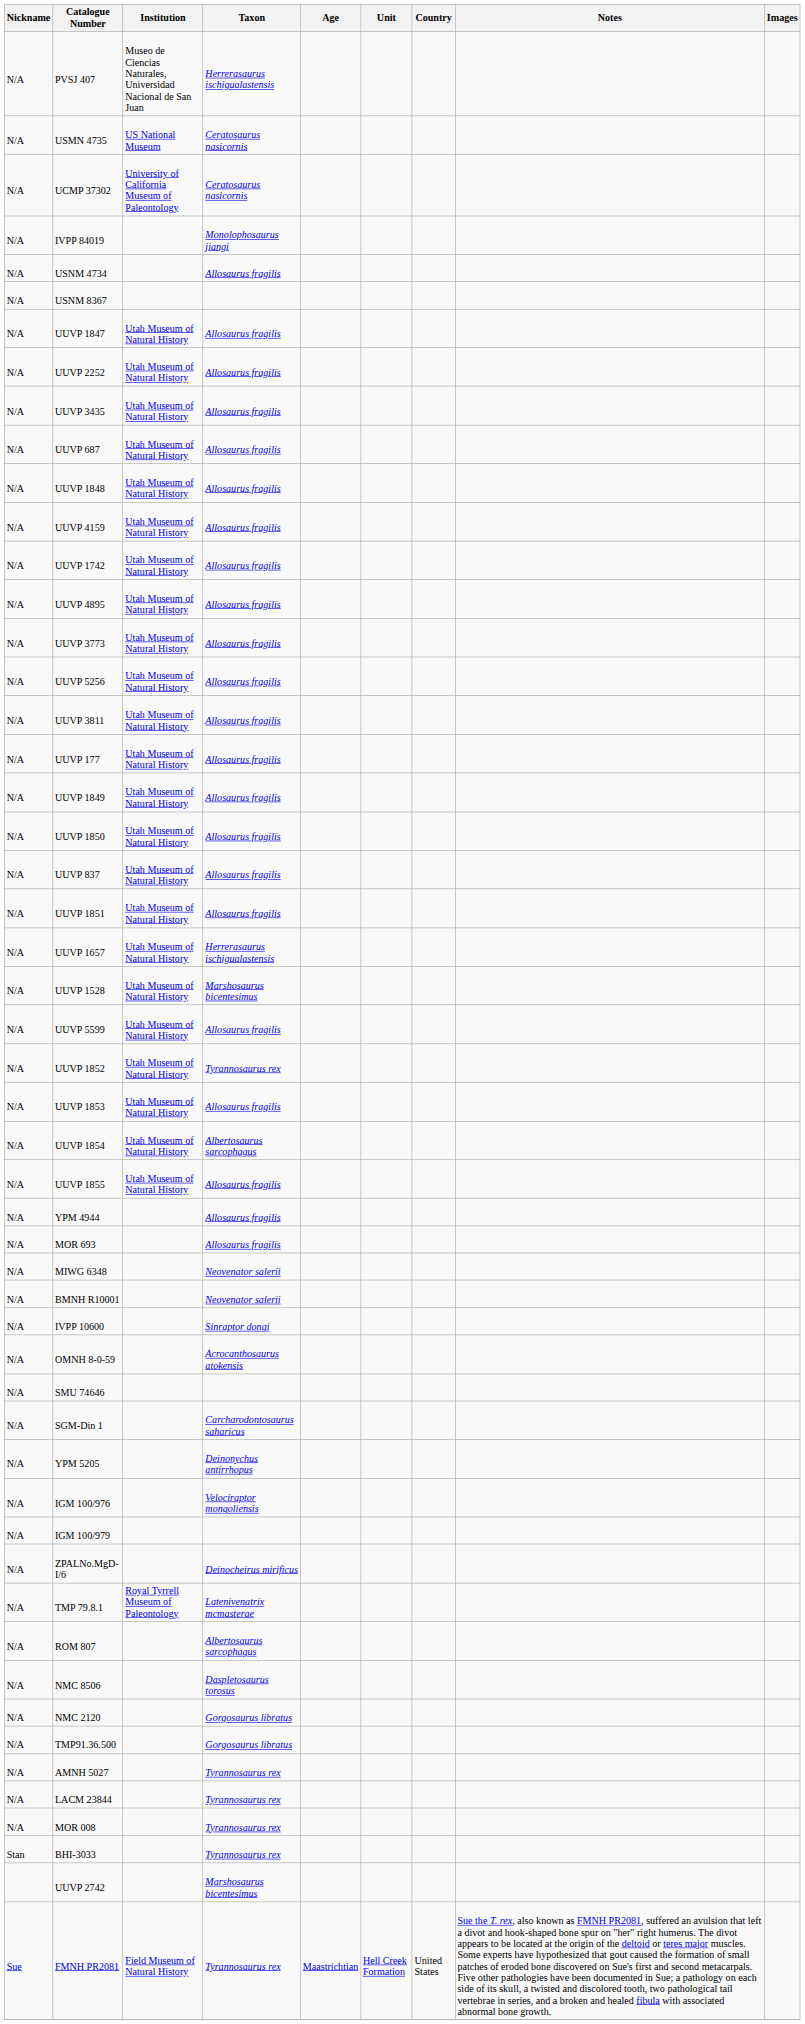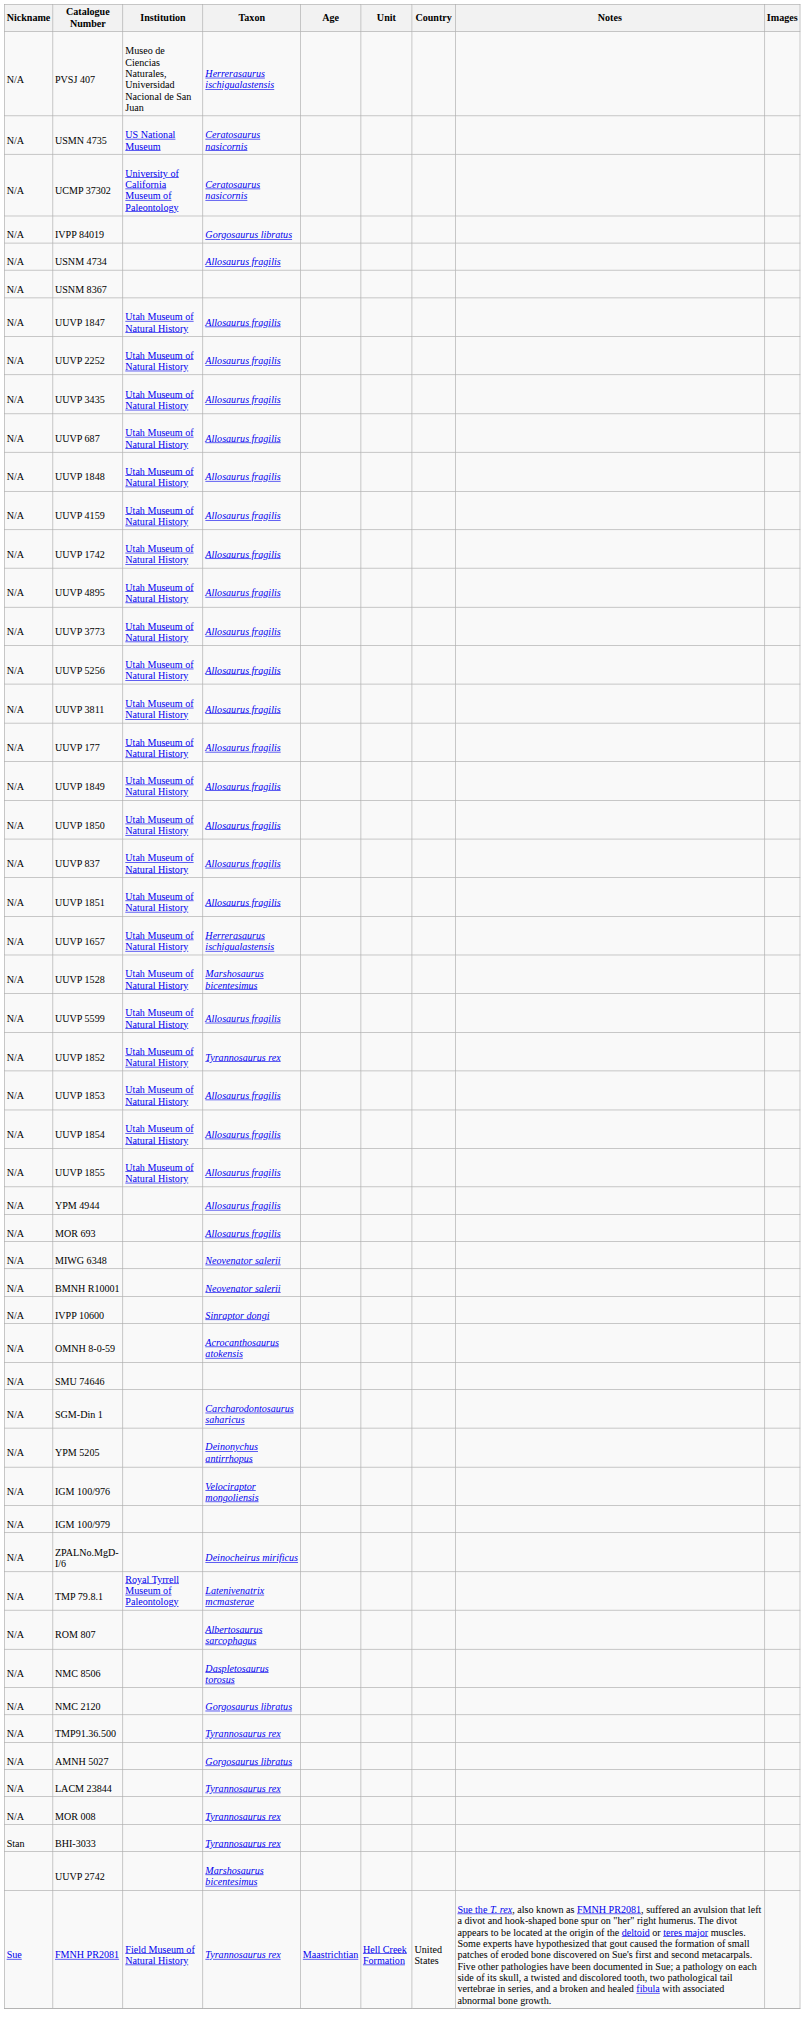(242, 240) Monolophosaurus jiangi -> (249, 235) Gorgosaurus libratus
(234, 1146) Albertosaurus sarcophagus -> (243, 1134) Allosaurus fragilis
(249, 1745) Gorgosaurus libratus -> (243, 1734) Tyrannosaurus rex
(243, 1773) Tyrannosaurus rex -> (249, 1761) Gorgosaurus libratus
